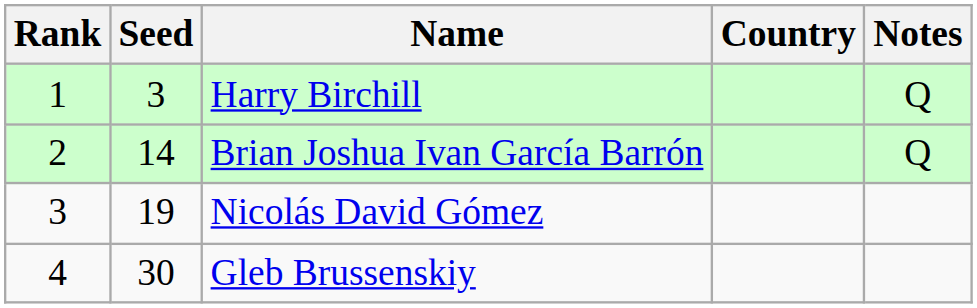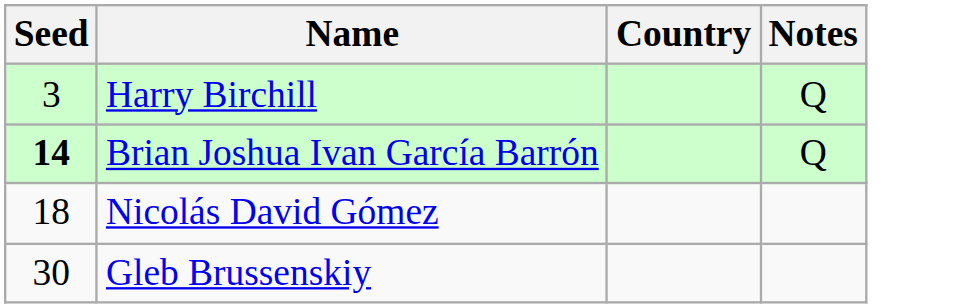- column: (58, 34)
(156, 152) normal -> (51, 152) bold
(156, 212) 19 -> (51, 212) 18
